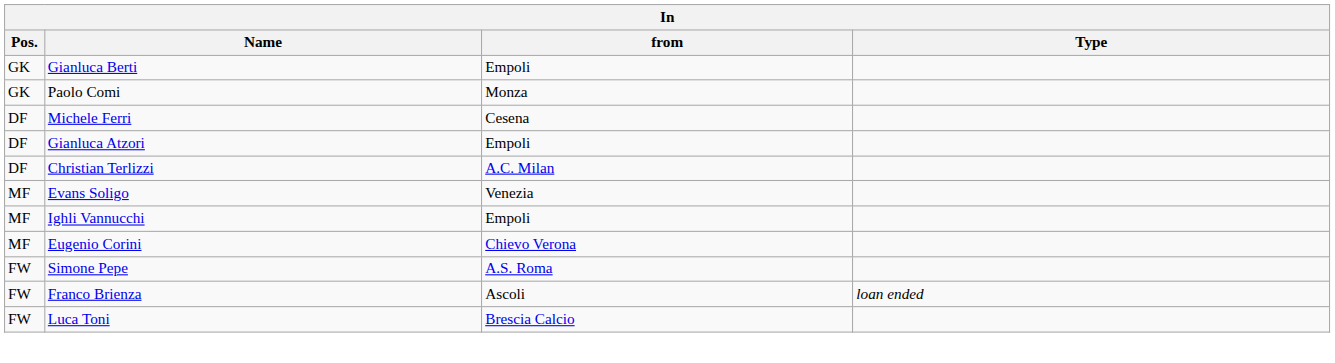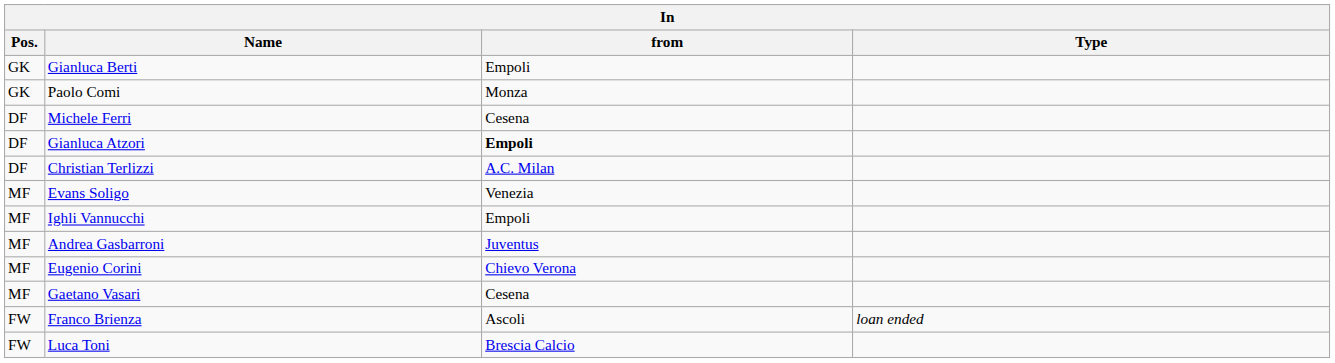(508, 143) normal -> (509, 143) bold
+ row: (106, 244)
+ row: (94, 294)
- row: (88, 269)
